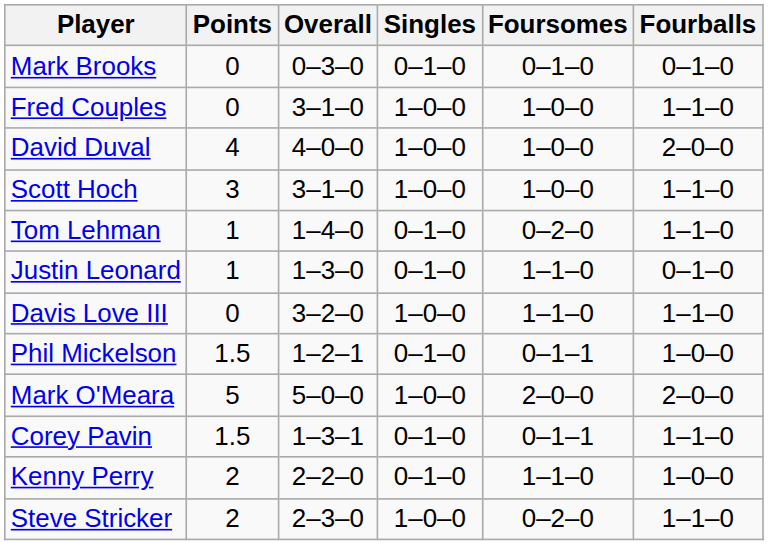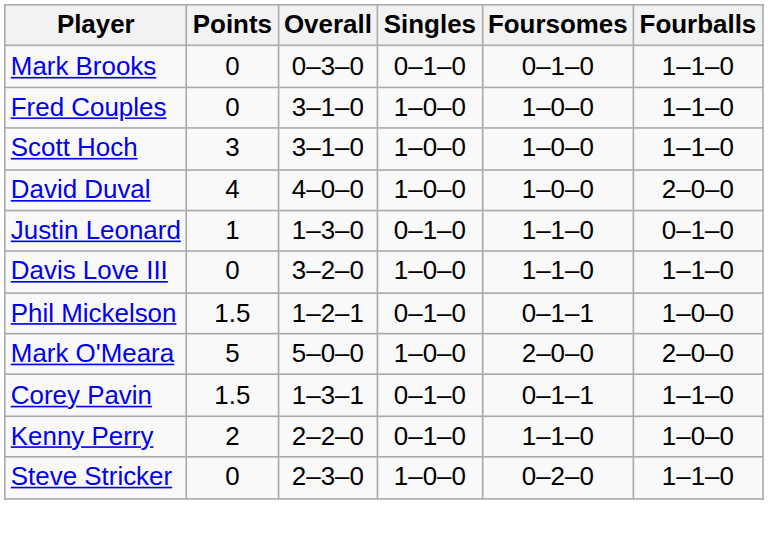(698, 66) 0–1–0 -> (698, 66) 1–1–0
rows swapped: (81, 148) <-> (74, 189)
- row: (86, 230)
(232, 518) 2 -> (232, 477) 0
